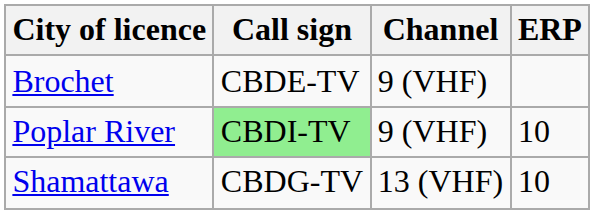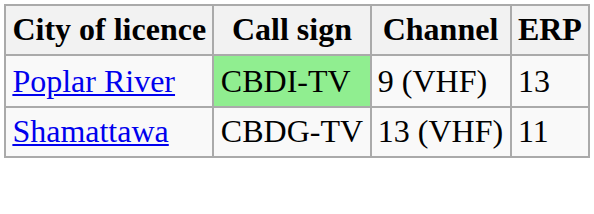- row: (63, 80)
(534, 131) 10 -> (534, 80) 13
(534, 182) 10 -> (533, 131) 11
